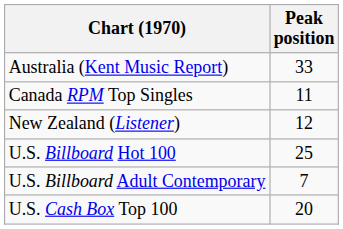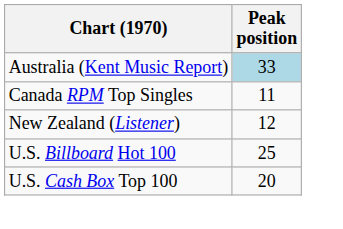(304, 67) no background -> (267, 67) lightblue background
- row: (137, 180)
